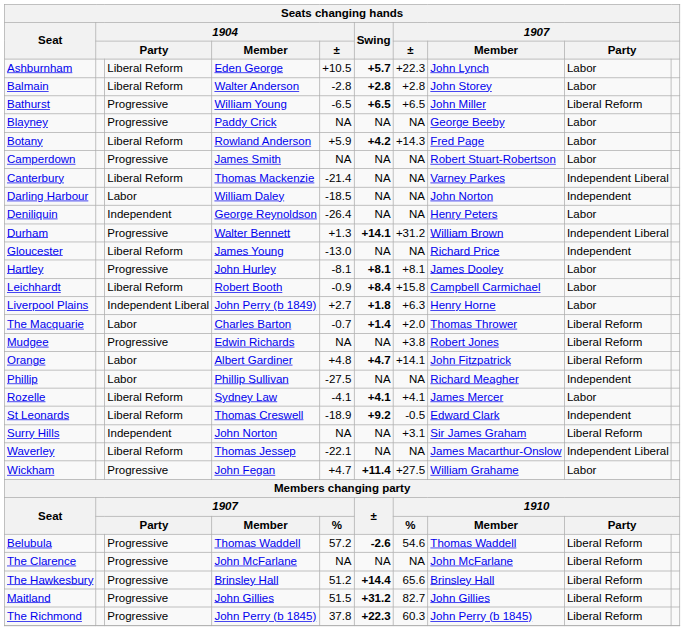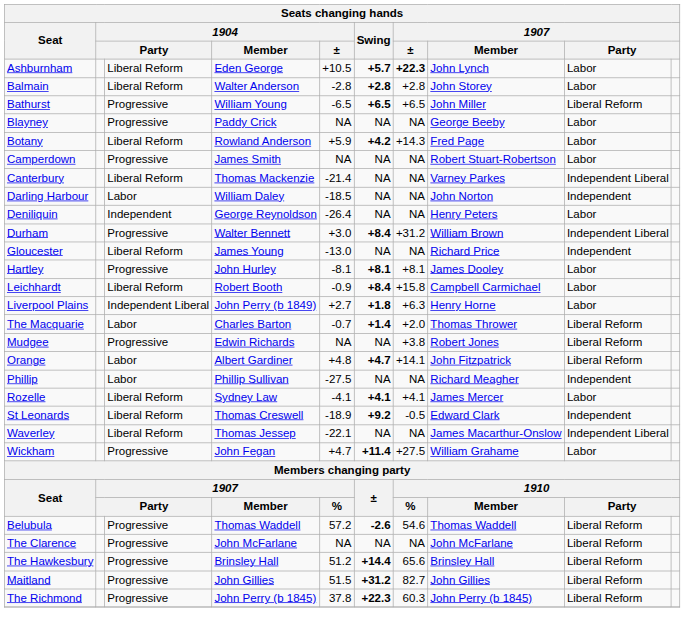(410, 68) normal -> (410, 68) bold
(340, 232) +1.3 -> (340, 232) +3.0
(376, 232) +14.1 -> (379, 232) +8.4
- row: (33, 433)
